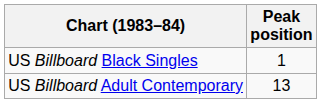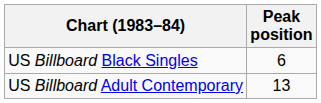(281, 60) 1 -> (281, 60) 6
